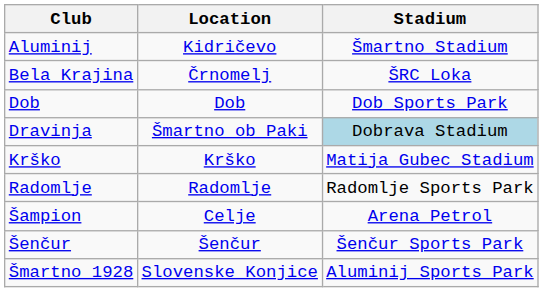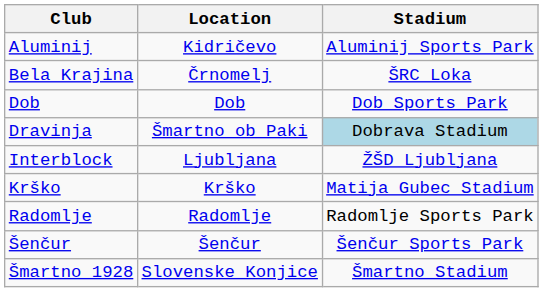(430, 47) Šmartno Stadium -> (430, 47) Aluminij Sports Park
+ row: (61, 160)
- row: (45, 216)
(430, 272) Aluminij Sports Park -> (430, 272) Šmartno Stadium
